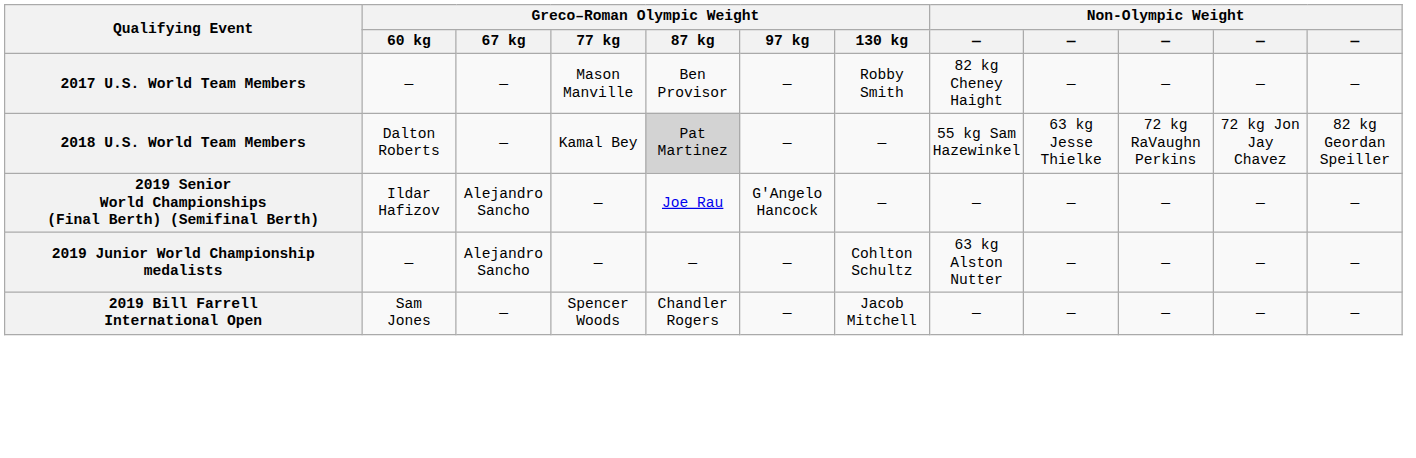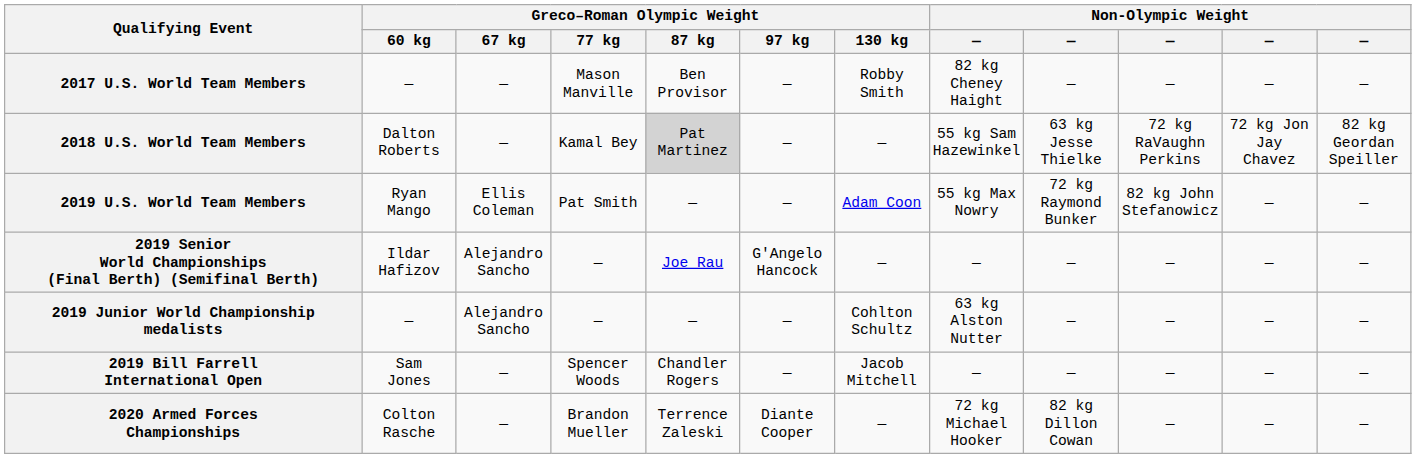+ row: (183, 202)
+ row: (183, 423)
